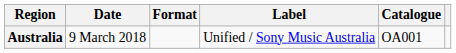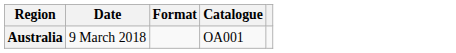- column: (289, 15)
